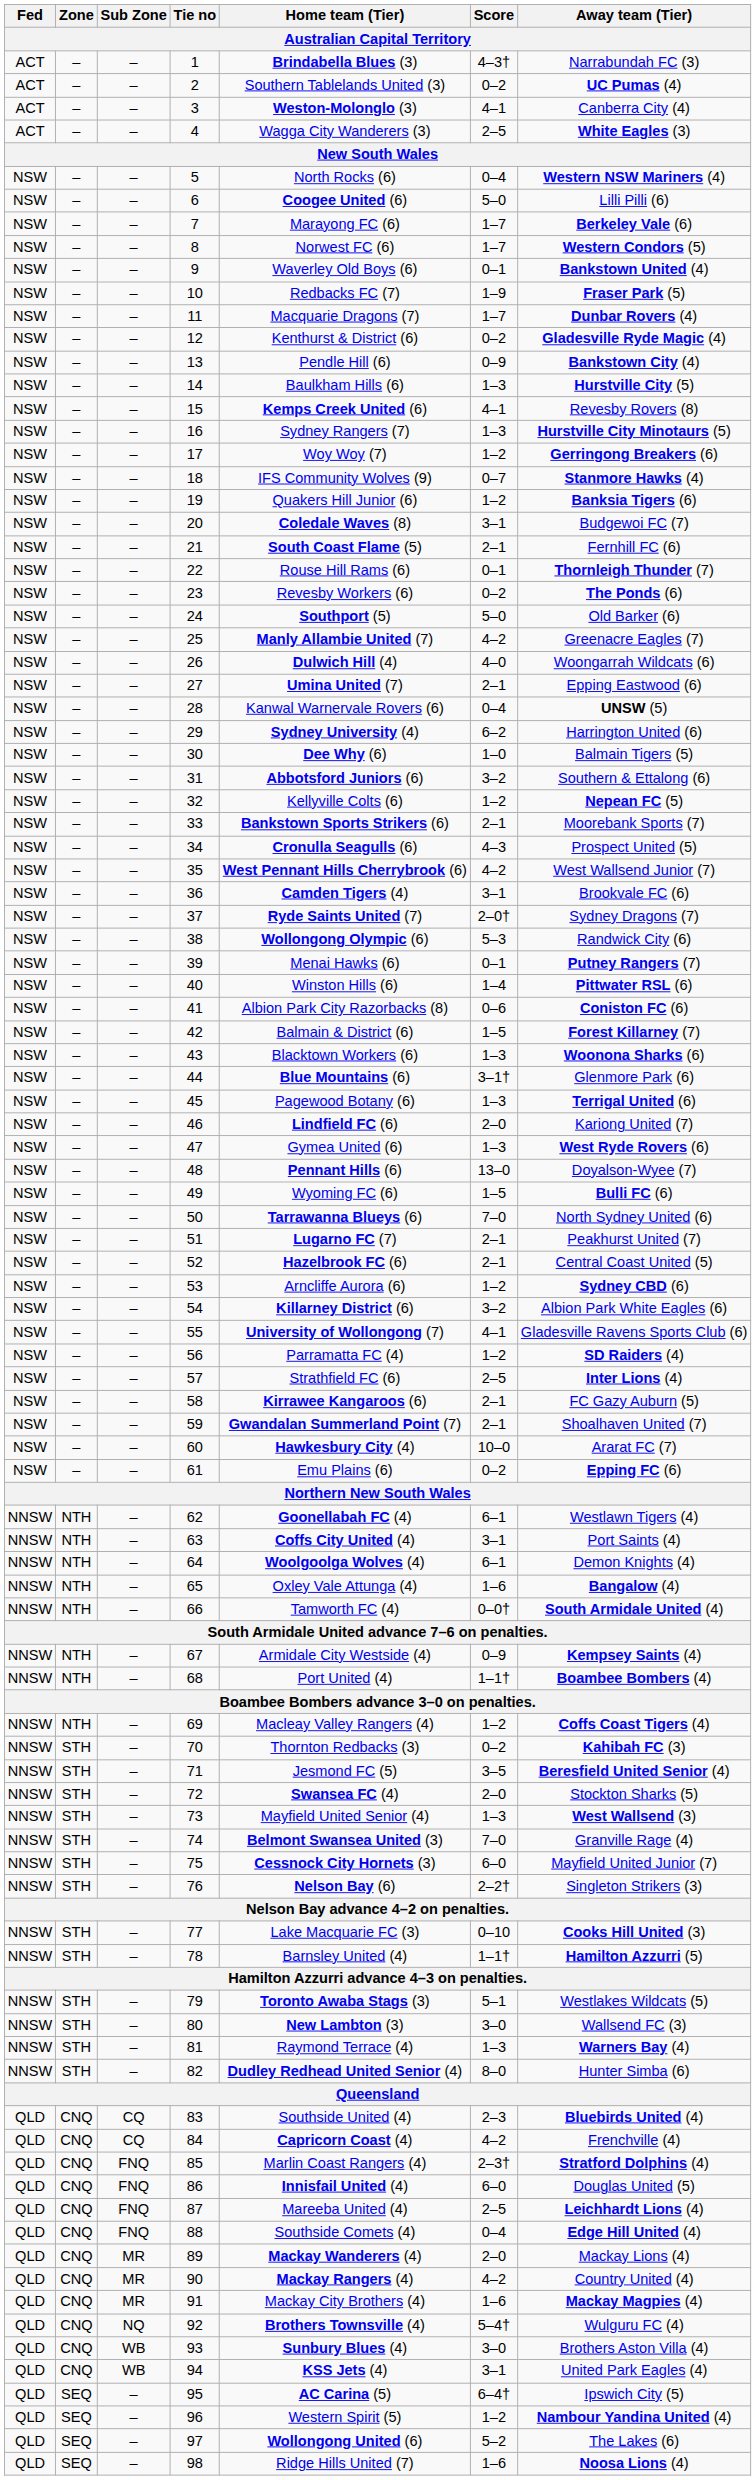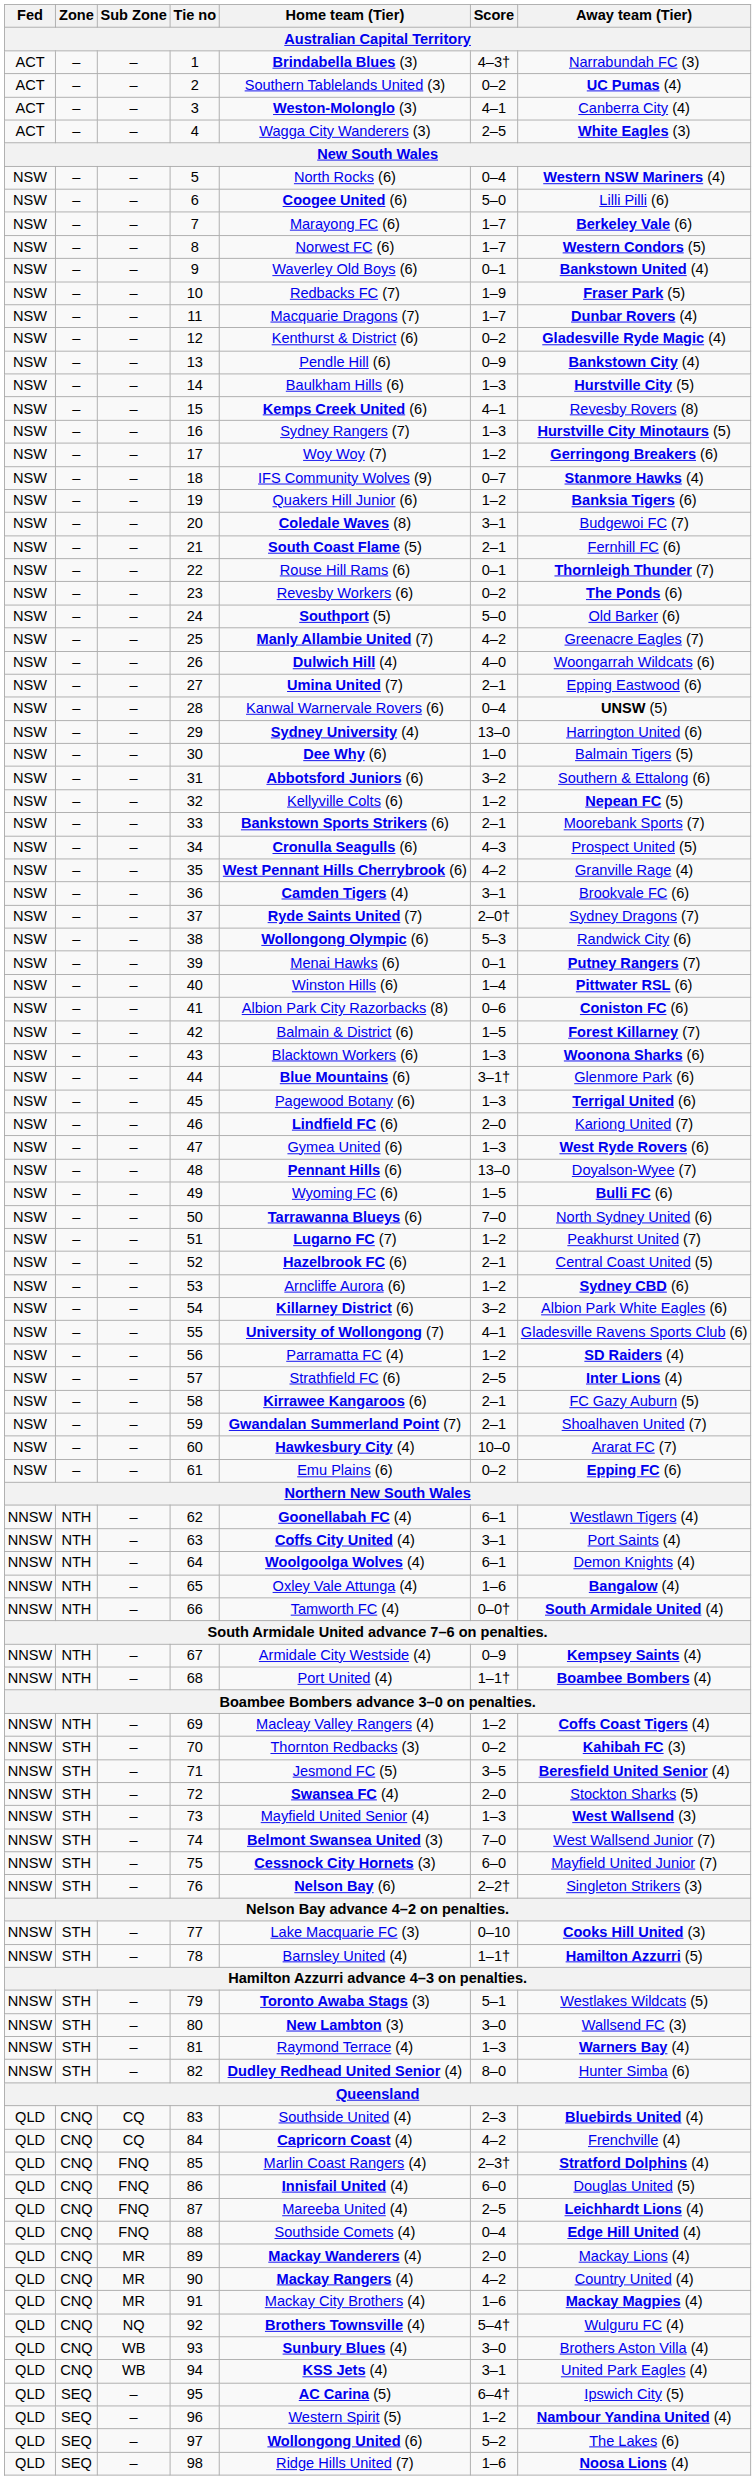(494, 731) 6–2 -> (494, 731) 13–0
(634, 870) West Wallsend Junior (7) -> (634, 870) Granville Rage (4)
(494, 1239) 2–1 -> (494, 1239) 1–2
(634, 1840) Granville Rage (4) -> (634, 1840) West Wallsend Junior (7)
